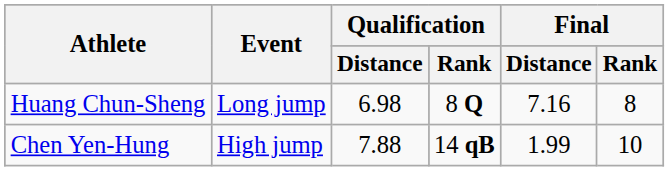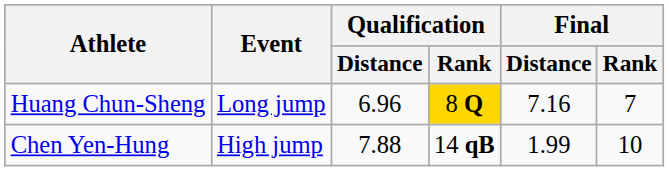(380, 104) 6.98 -> (380, 104) 6.96
(464, 104) no background -> (464, 104) gold background
(630, 104) 8 -> (630, 104) 7
